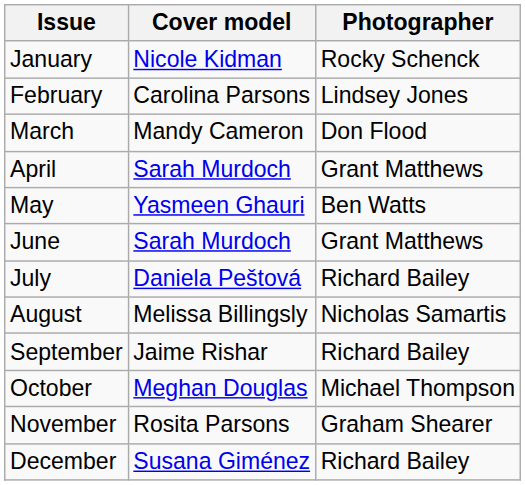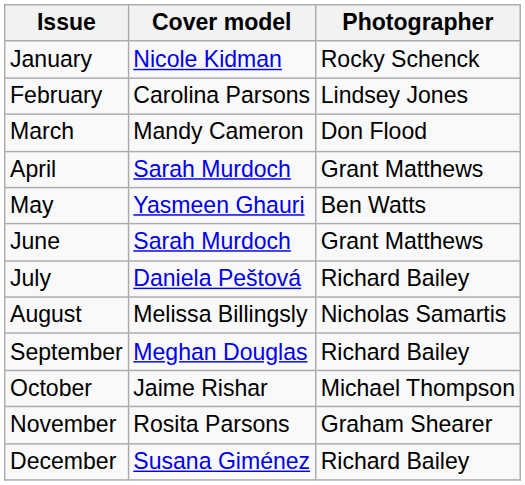(201, 351) Jaime Rishar -> (220, 351) Meghan Douglas
(220, 388) Meghan Douglas -> (201, 388) Jaime Rishar
